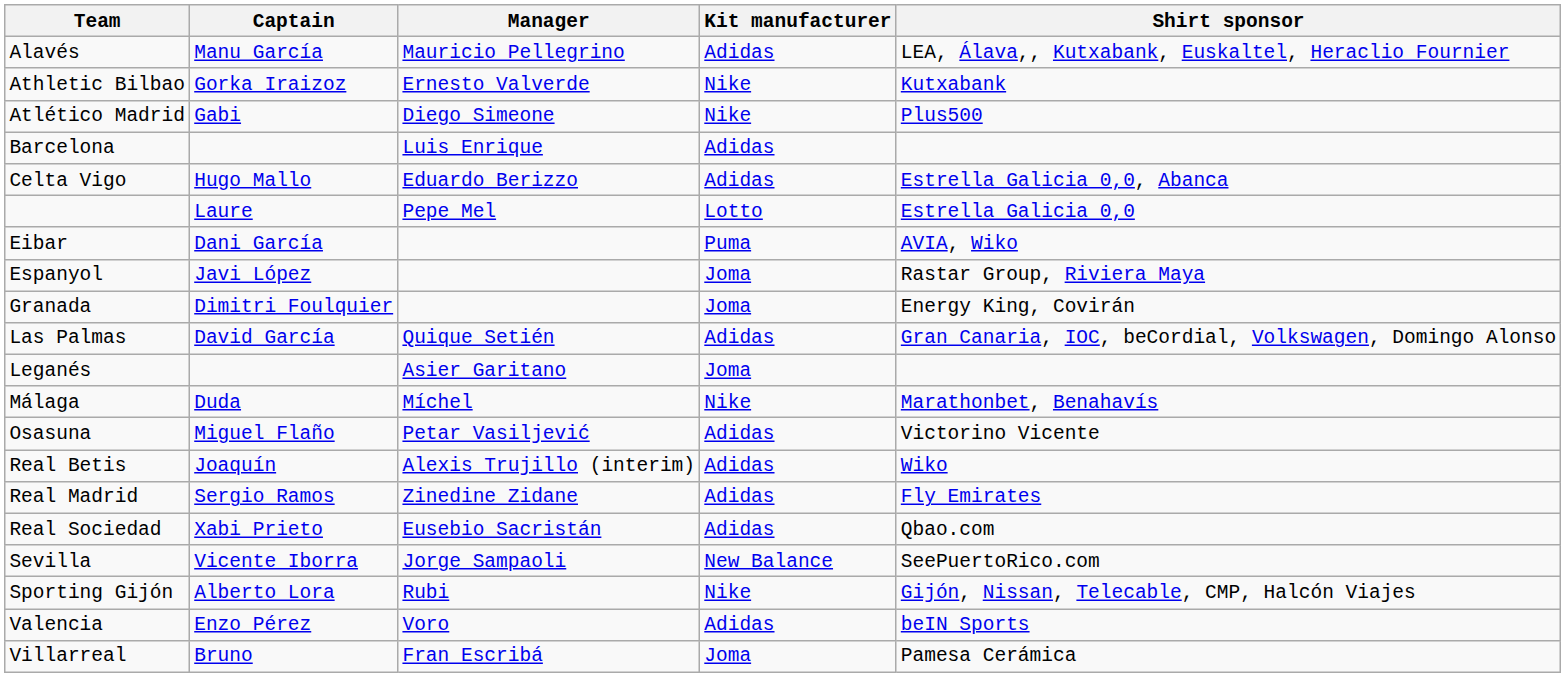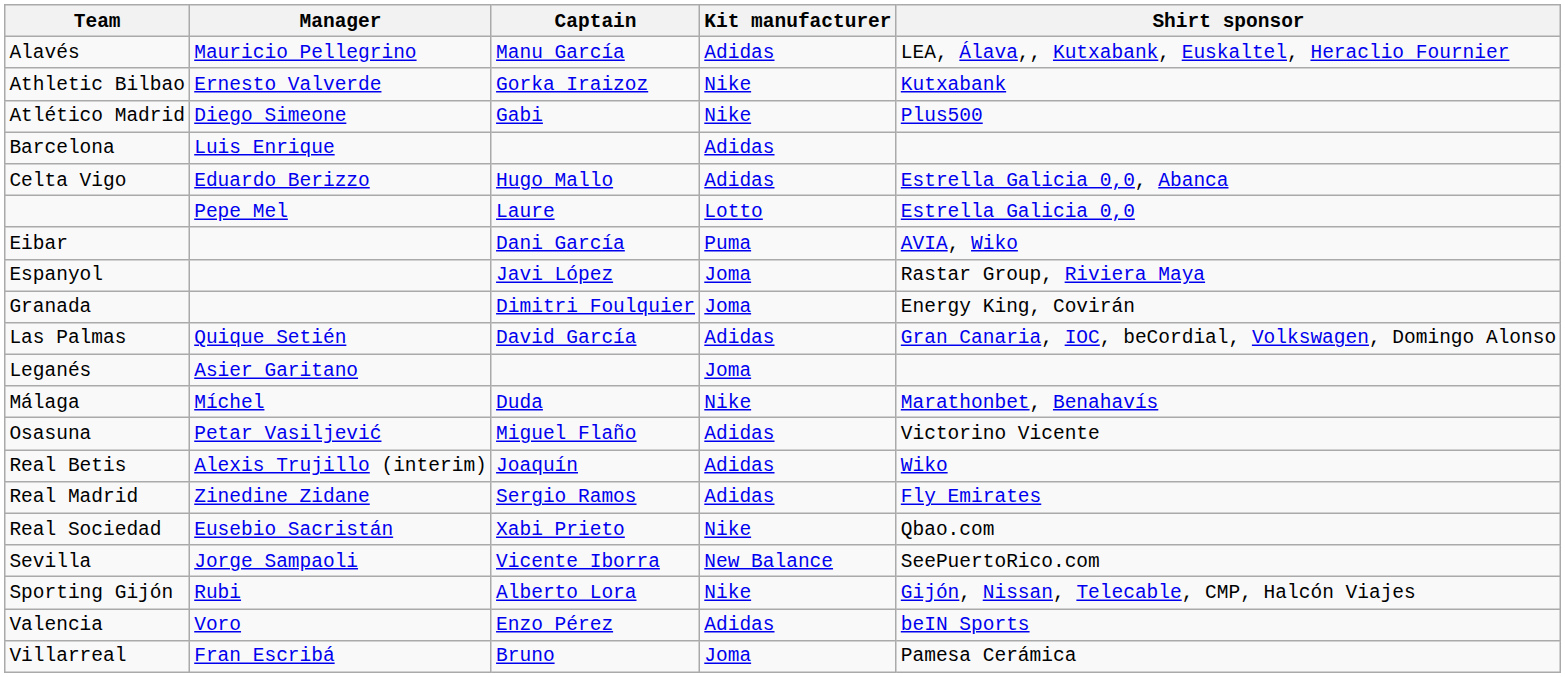columns swapped: (549, 21) <-> (294, 21)
(739, 529) Adidas -> (728, 529) Nike
